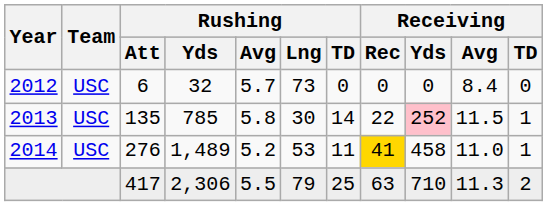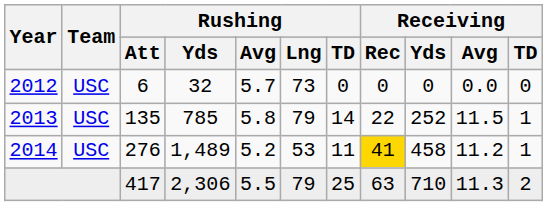(480, 86) 8.4 -> (480, 86) 0.0
(304, 119) 30 -> (304, 119) 79
(428, 119) pink background -> (428, 119) no background
(480, 152) 11.0 -> (480, 152) 11.2
